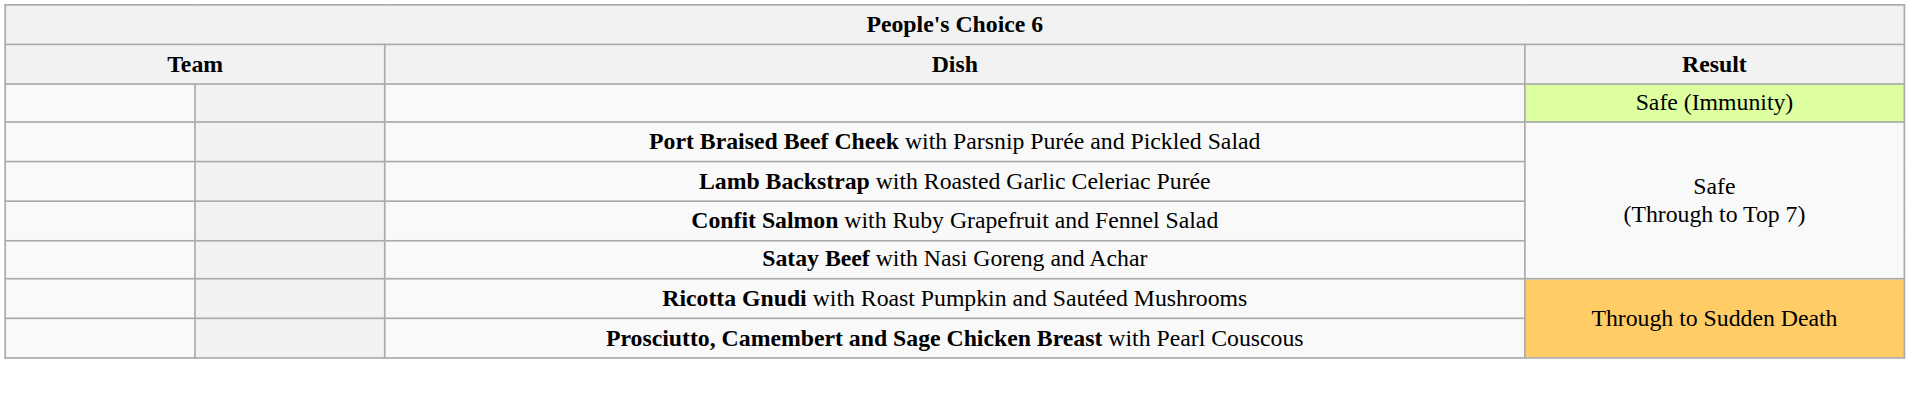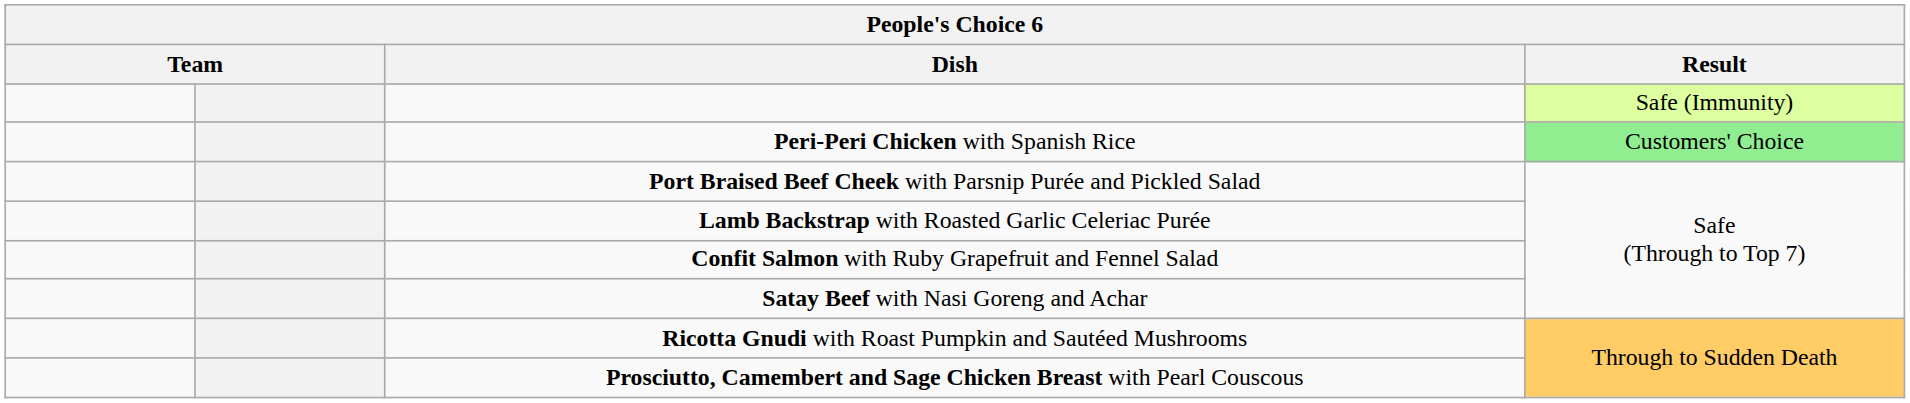+ row: (955, 142)
